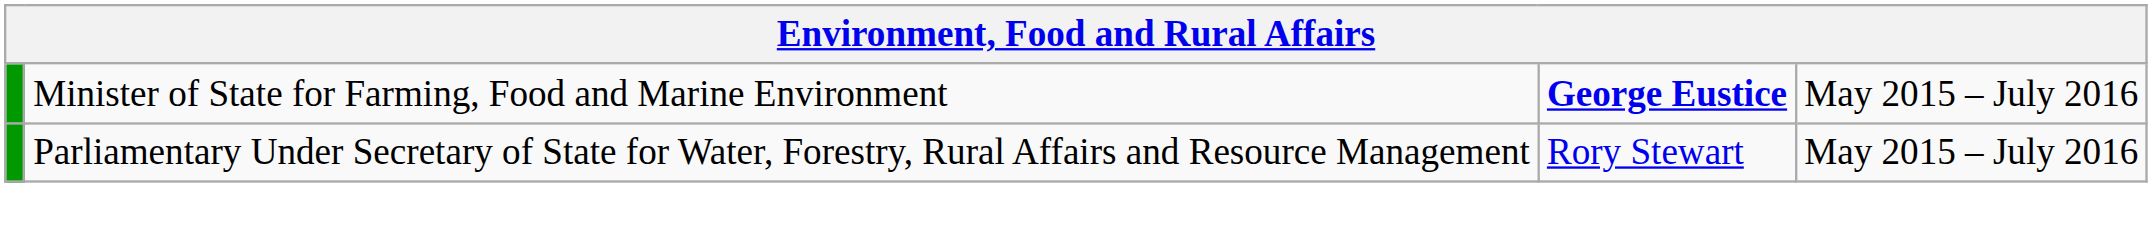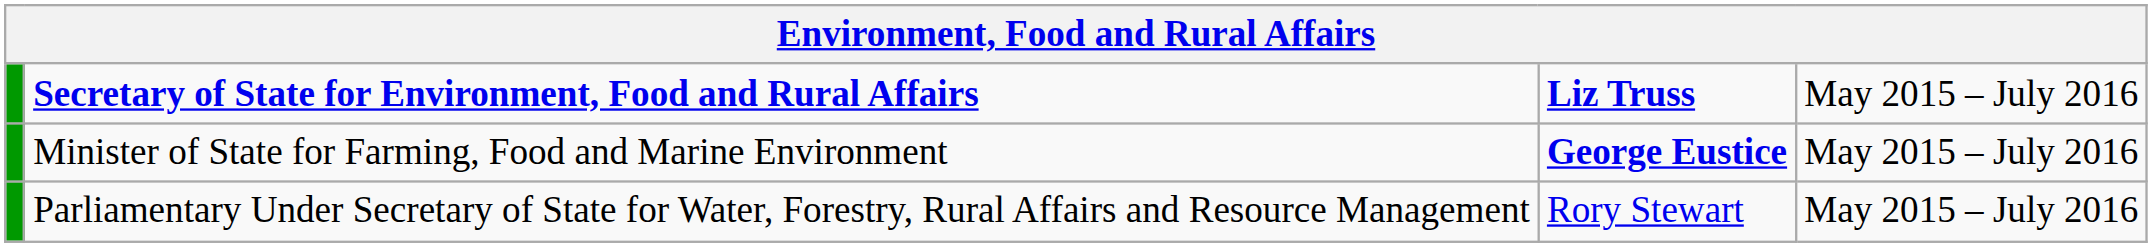+ row: (506, 92)
